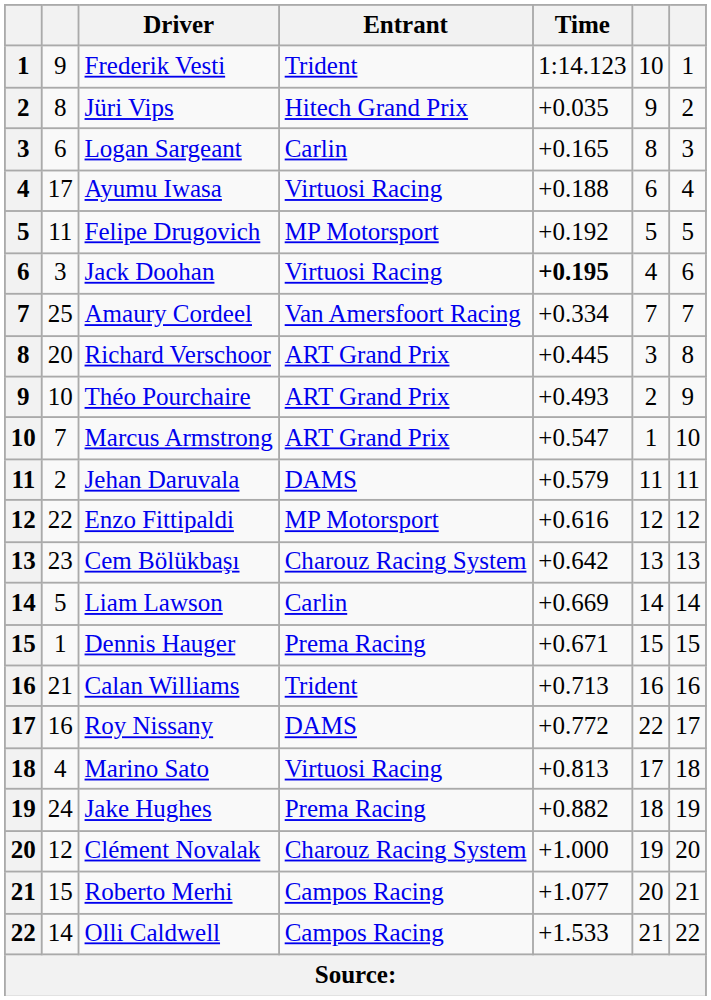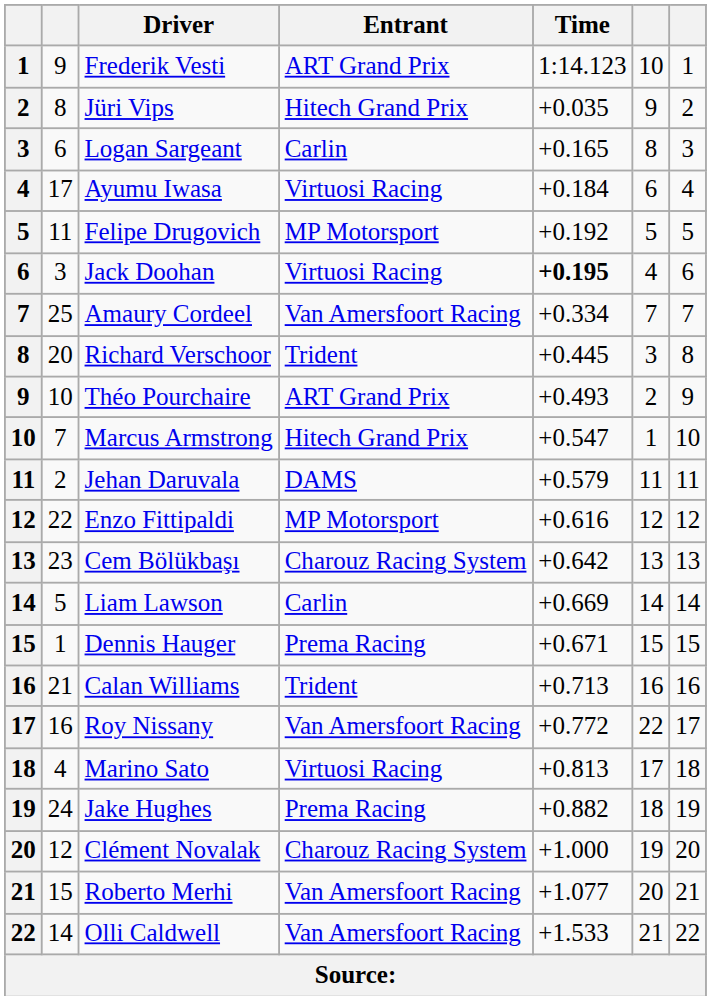(321, 66) Trident -> (367, 66) ART Grand Prix
(573, 189) +0.188 -> (573, 189) +0.184
(367, 355) ART Grand Prix -> (321, 355) Trident
(367, 437) ART Grand Prix -> (376, 437) Hitech Grand Prix
(321, 726) DAMS -> (403, 726) Van Amersfoort Racing
(364, 891) Campos Racing -> (403, 891) Van Amersfoort Racing
(364, 933) Campos Racing -> (403, 933) Van Amersfoort Racing
